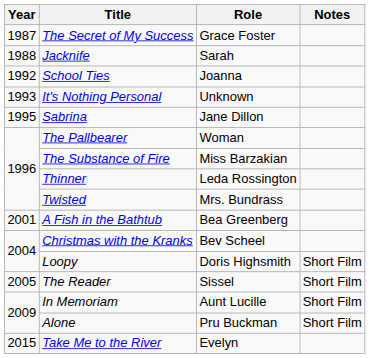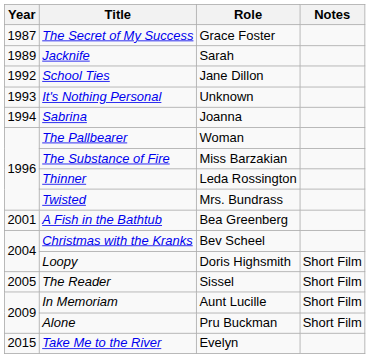(22, 55) 1988 -> (22, 55) 1989
(221, 76) Joanna -> (231, 76) Jane Dillon
(22, 117) 1995 -> (22, 117) 1994
(231, 117) Jane Dillon -> (221, 117) Joanna
